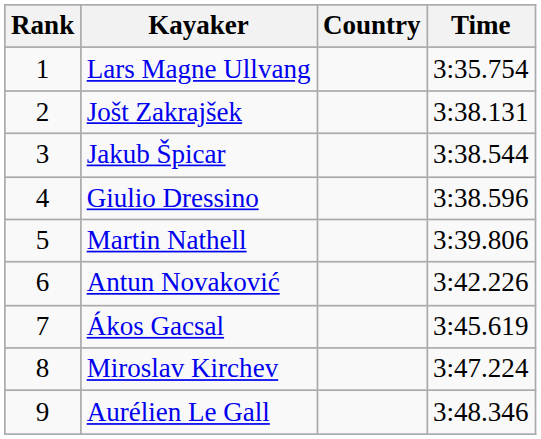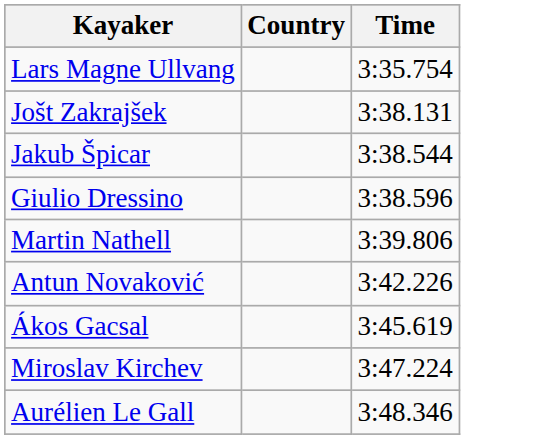- column: (43, 25)
